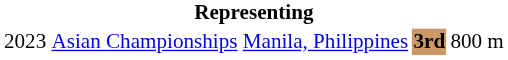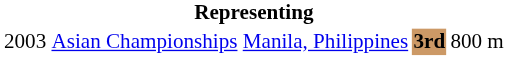(25, 41) 2023 -> (25, 41) 2003
